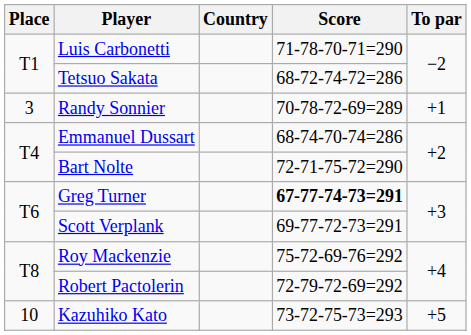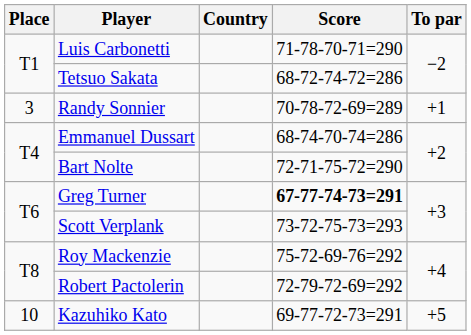(339, 226) 69-77-72-73=291 -> (339, 226) 73-72-75-73=293
(339, 315) 73-72-75-73=293 -> (339, 315) 69-77-72-73=291
